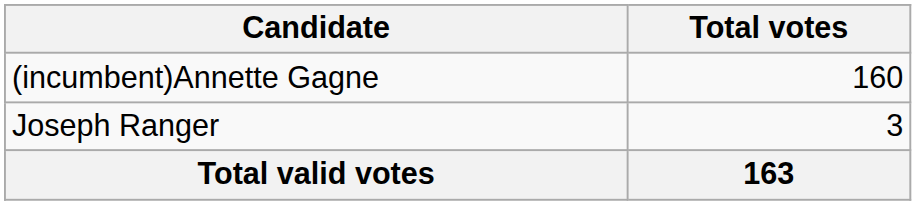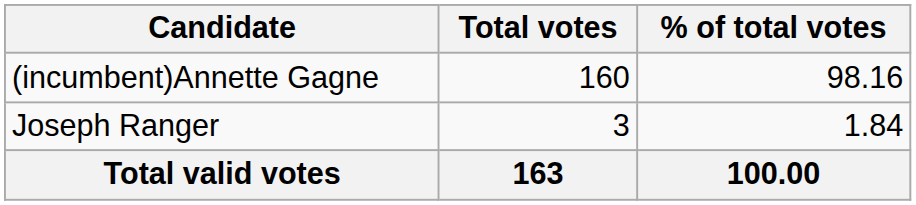+ column: (774, 28)
